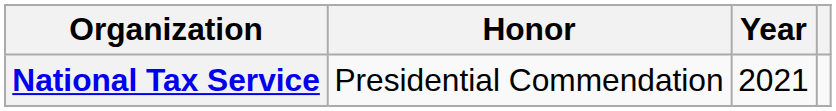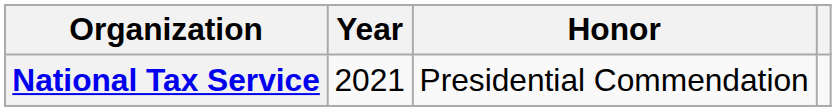columns swapped: (773, 29) <-> (529, 29)
